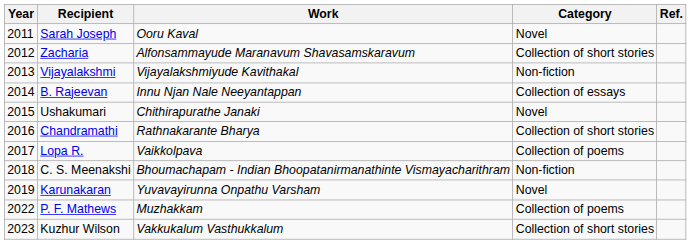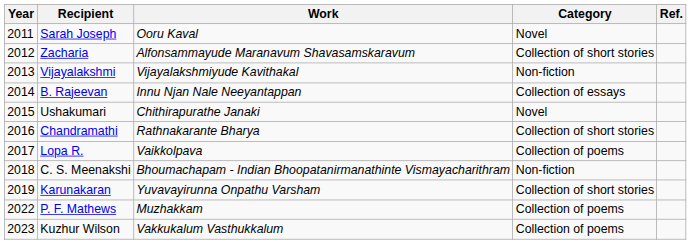(531, 190) Novel -> (585, 190) Collection of short stories
(585, 229) Collection of short stories -> (570, 229) Collection of poems
